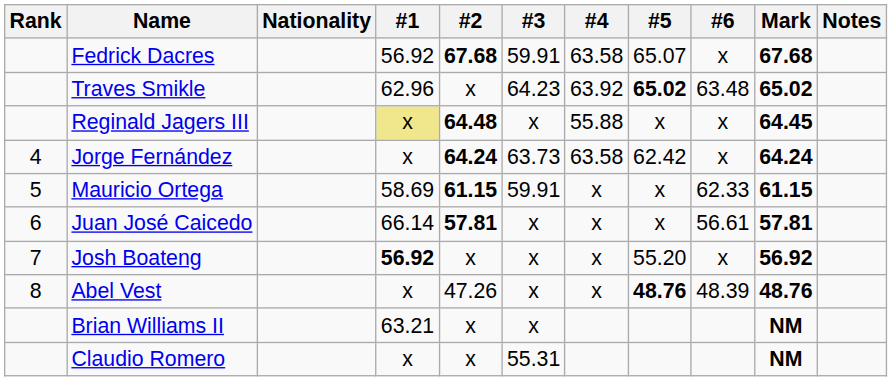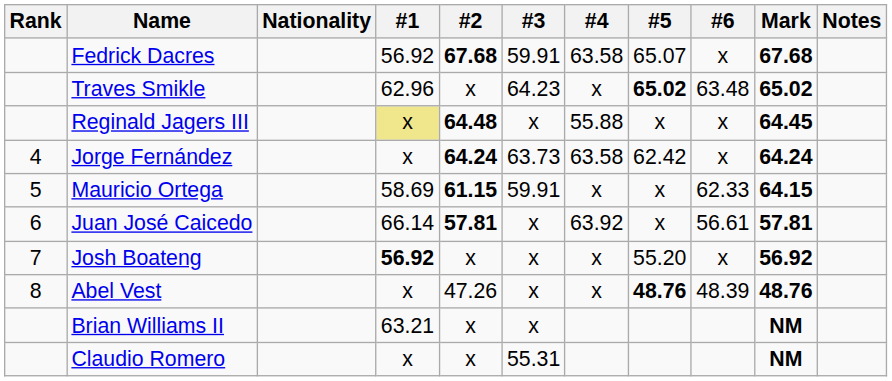(597, 88) 63.92 -> (597, 88) x
(786, 190) 61.15 -> (786, 190) 64.15
(597, 223) x -> (597, 223) 63.92
